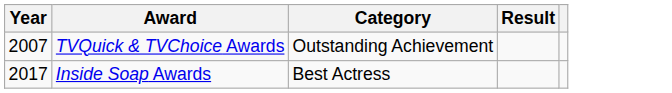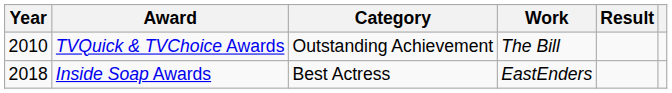+ column: (547, 18)
(28, 46) 2007 -> (28, 46) 2010
(28, 74) 2017 -> (28, 74) 2018
